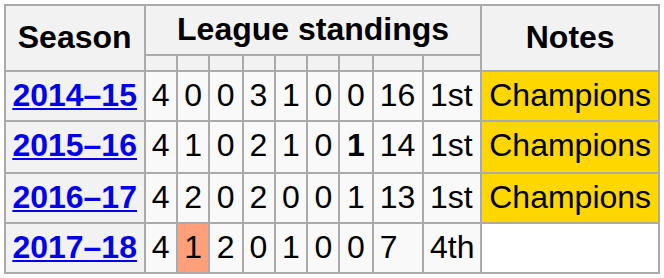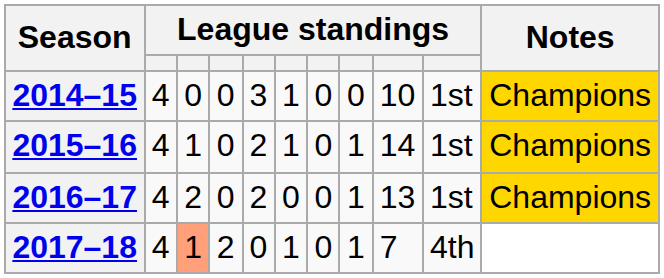(397, 95) 16 -> (397, 95) 10
(356, 146) bold -> (356, 146) normal
(356, 247) 0 -> (356, 247) 1
